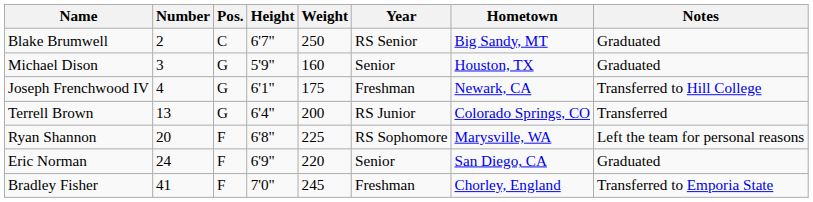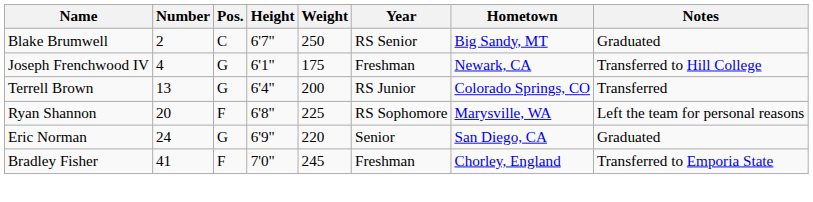- row: (53, 64)
(221, 161) F -> (223, 137) G
